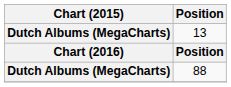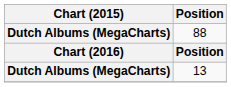rows swapped: (200, 33) <-> (200, 71)
